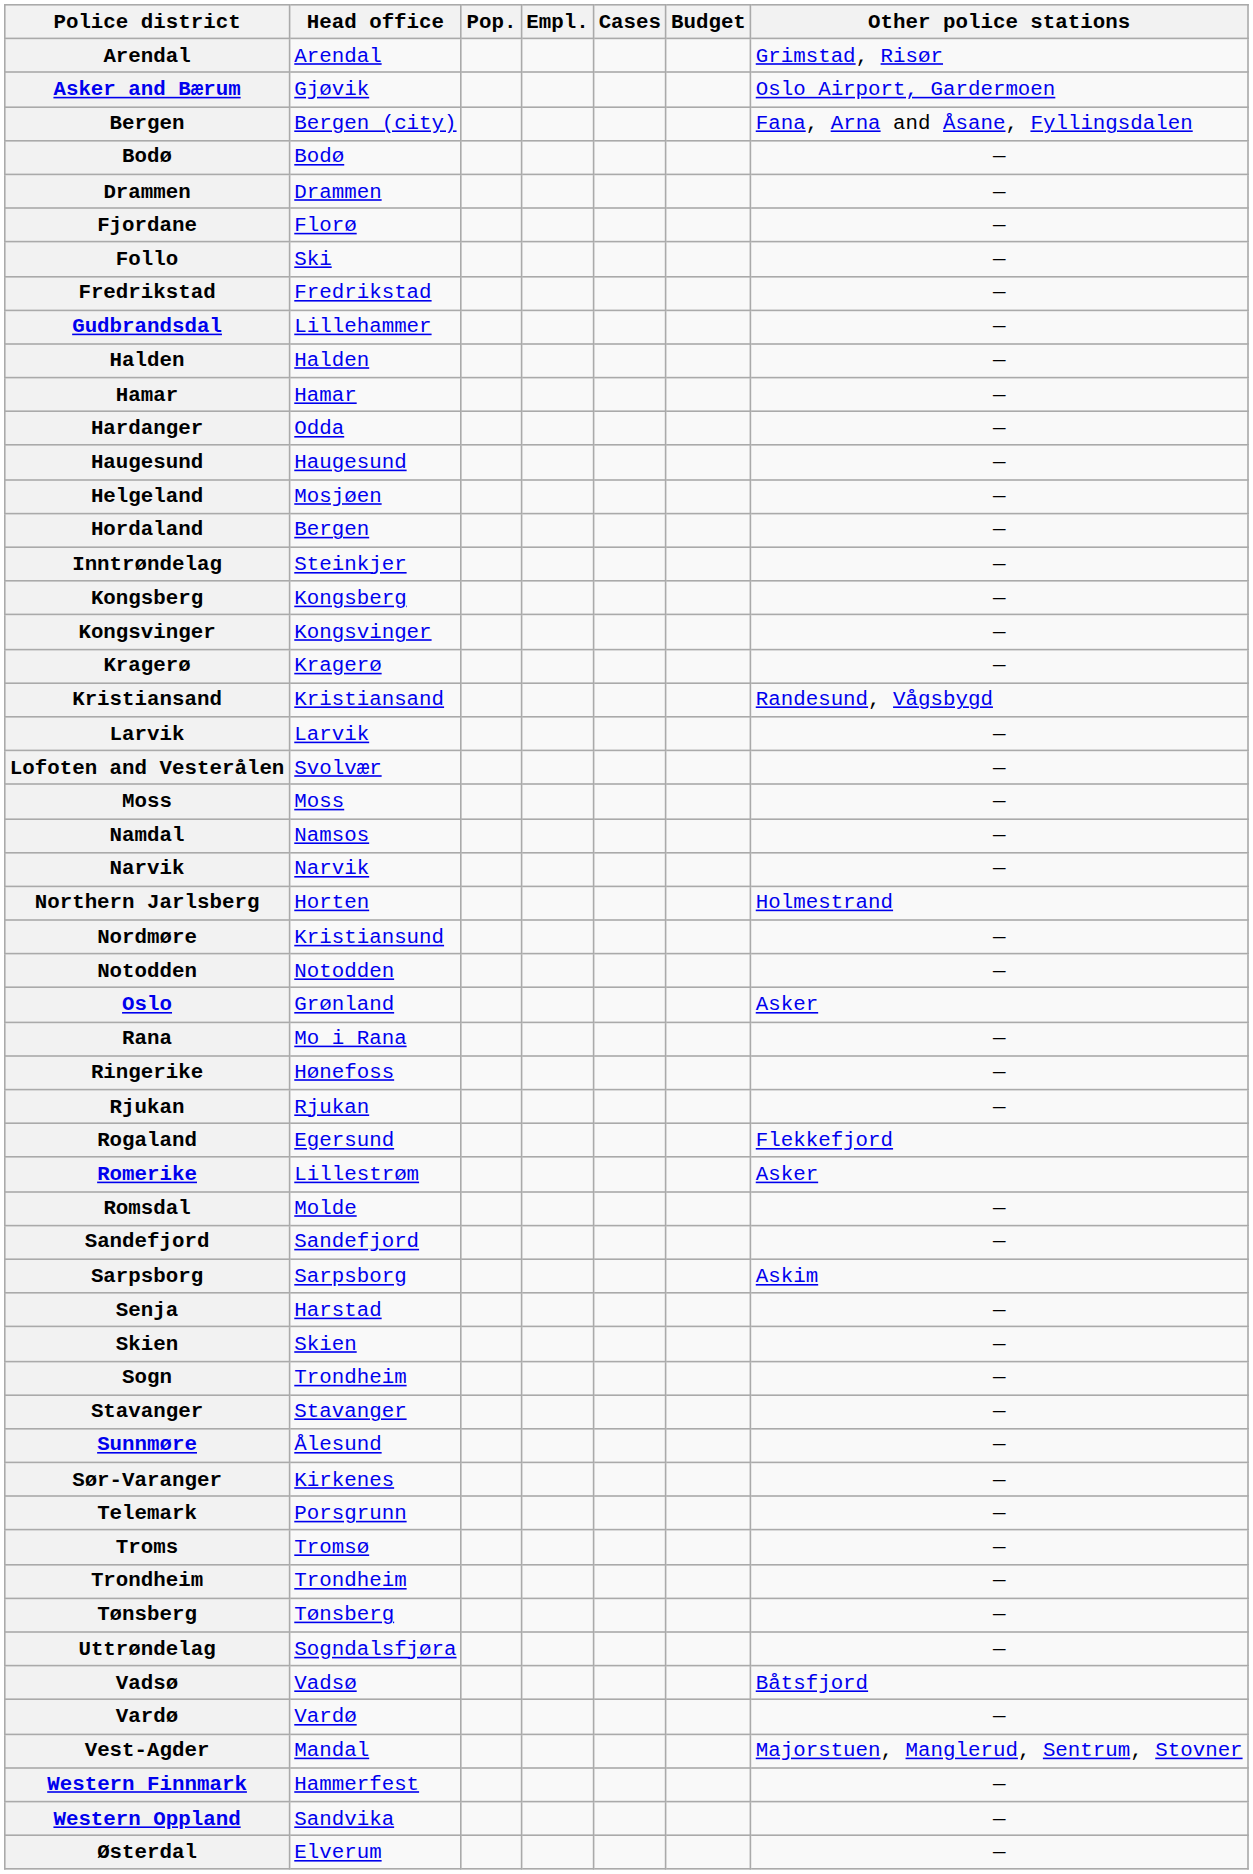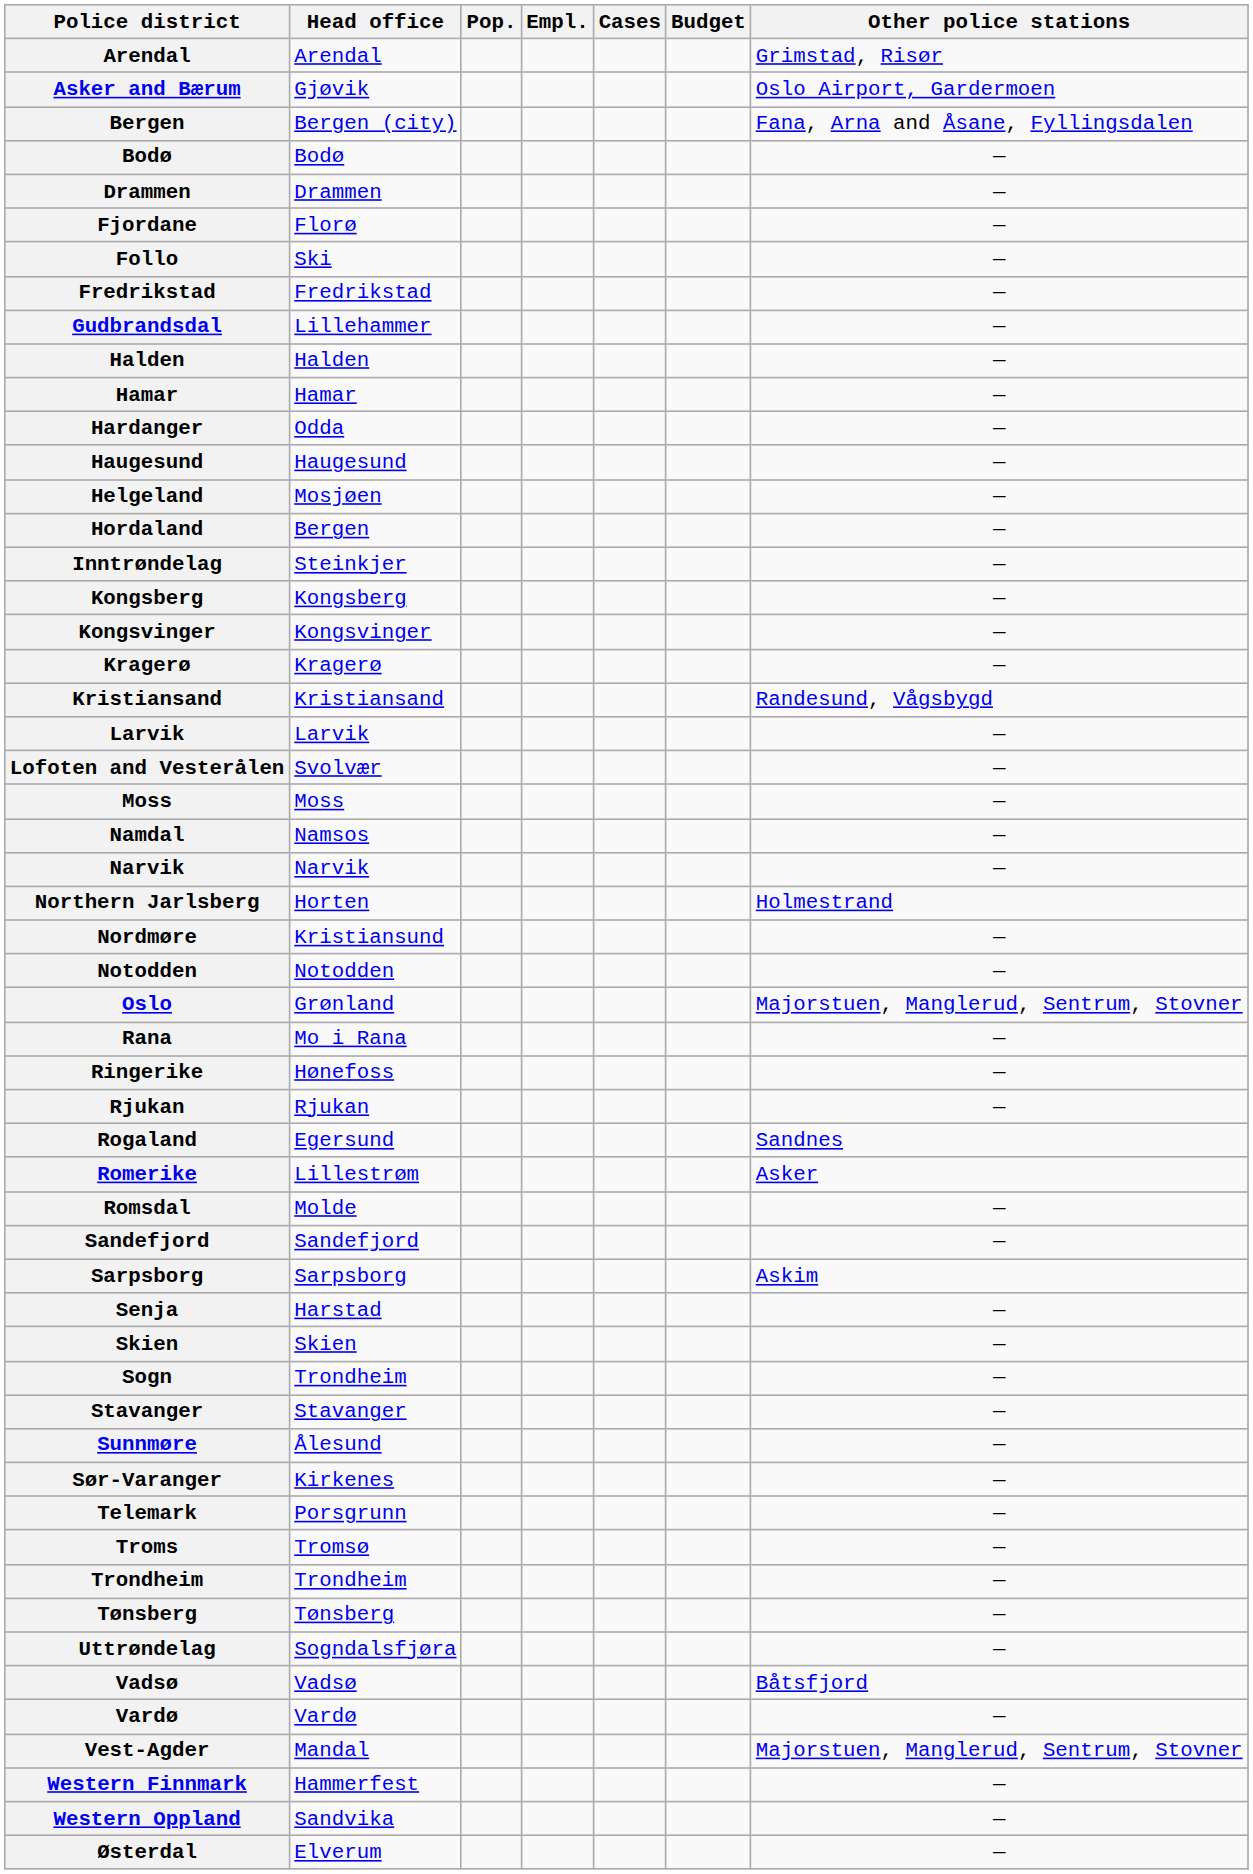(787, 1005) Asker -> (999, 1005) Majorstuen, Manglerud, Sentrum, Stovner
(824, 1140) Flekkefjord -> (799, 1140) Sandnes
